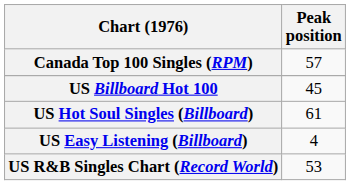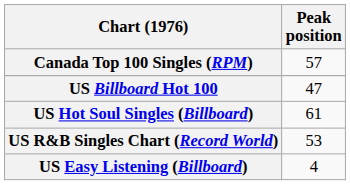(314, 88) 45 -> (314, 88) 47
rows swapped: (143, 140) <-> (143, 166)
